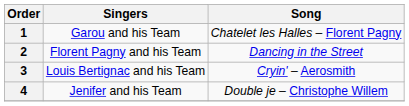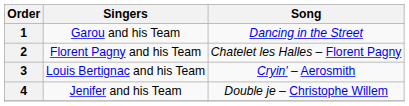(306, 33) Chatelet les Halles – Florent Pagny -> (306, 33) Dancing in the Street
(306, 52) Dancing in the Street -> (306, 52) Chatelet les Halles – Florent Pagny
